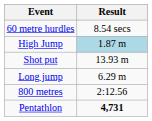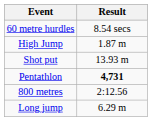(112, 44) lightblue background -> (112, 44) no background
rows swapped: (41, 76) <-> (41, 108)
